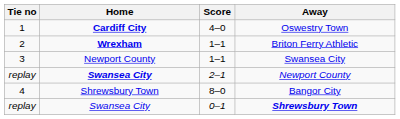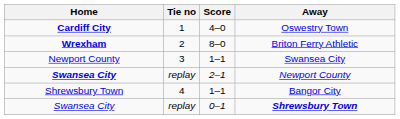columns swapped: (22, 12) <-> (120, 12)
(217, 43) 1–1 -> (217, 43) 8–0
(217, 91) 8–0 -> (217, 91) 1–1
